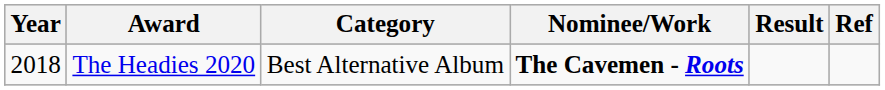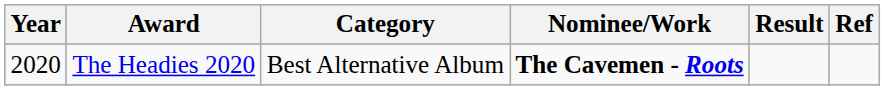(36, 64) 2018 -> (36, 64) 2020
